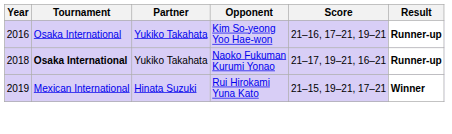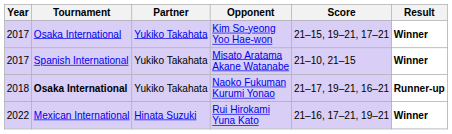(18, 34) 2016 -> (18, 34) 2017
(338, 34) 21–16, 17–21, 19–21 -> (341, 34) 21–15, 19–21, 17–21
(416, 34) Runner-up -> (411, 34) Winner
+ row: (251, 61)
(18, 88) 2019 -> (18, 116) 2022
(338, 88) 21–15, 19–21, 17–21 -> (341, 116) 21–16, 17–21, 19–21
